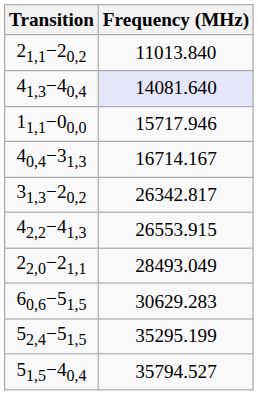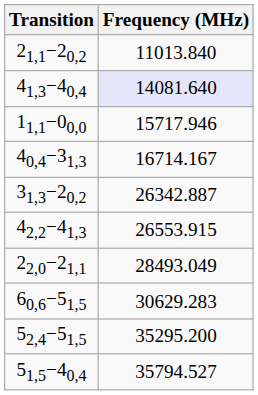(176, 194) 26342.817 -> (176, 194) 26342.887
(176, 336) 35295.199 -> (176, 336) 35295.200
